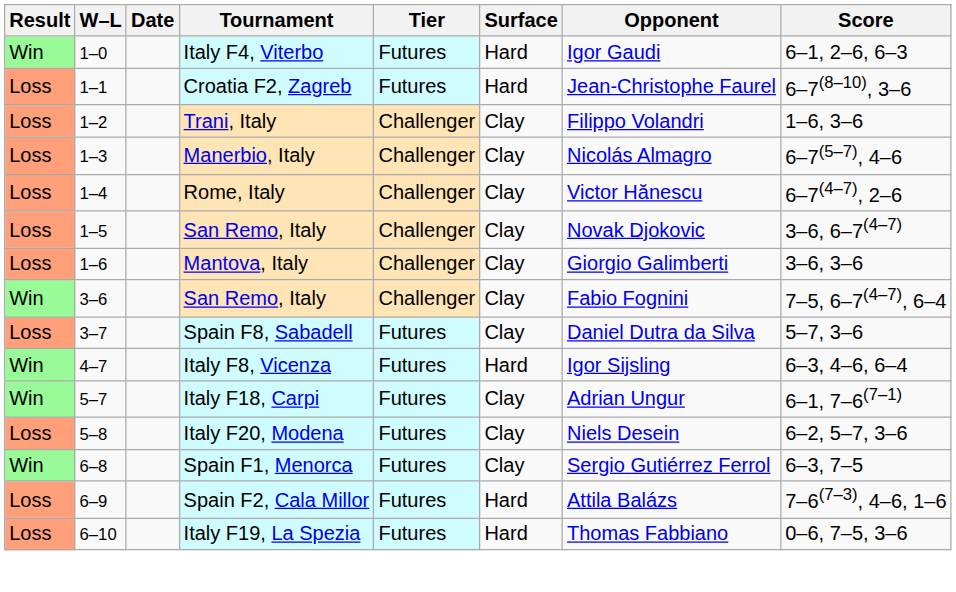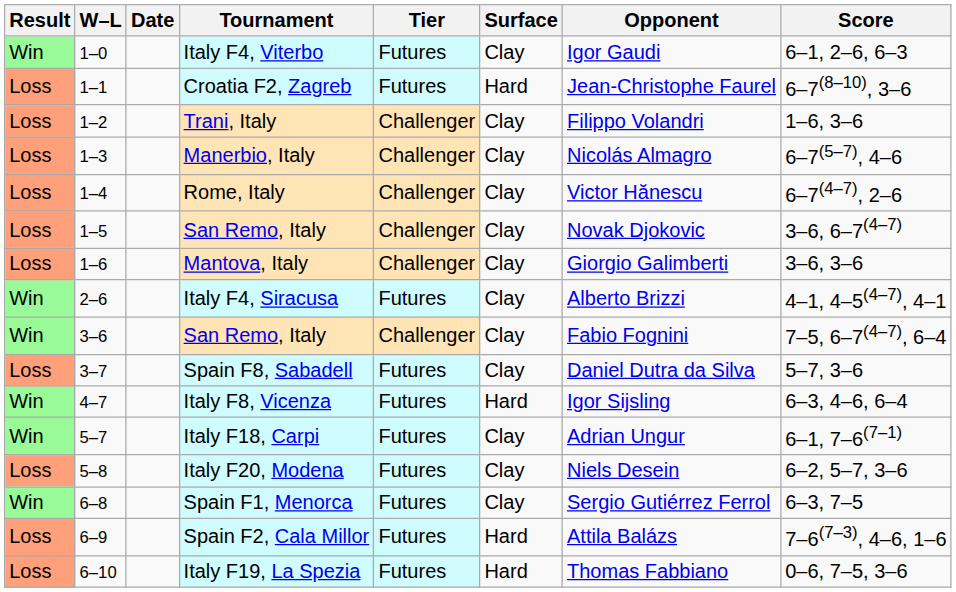(506, 52) Hard -> (504, 52) Clay
+ row: (93, 299)
